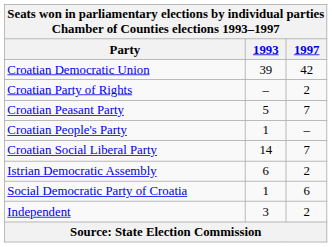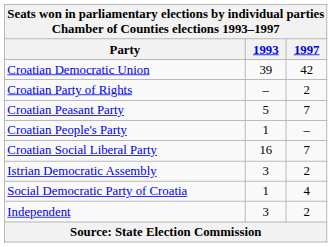(266, 150) 14 -> (266, 150) 16
(266, 171) 6 -> (266, 171) 3
(307, 191) 6 -> (307, 191) 4
